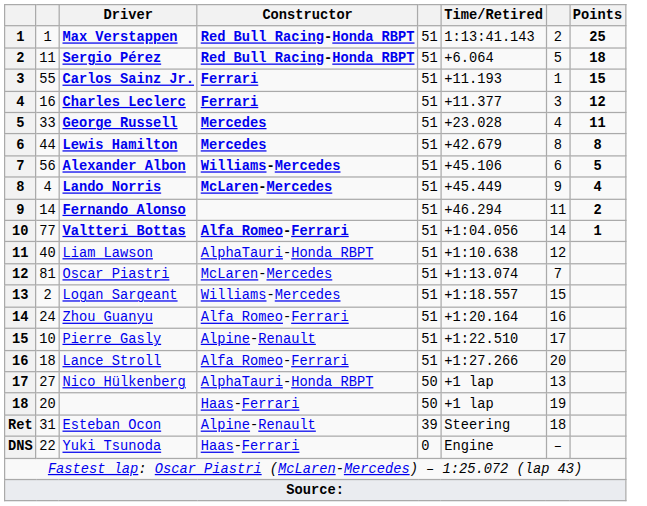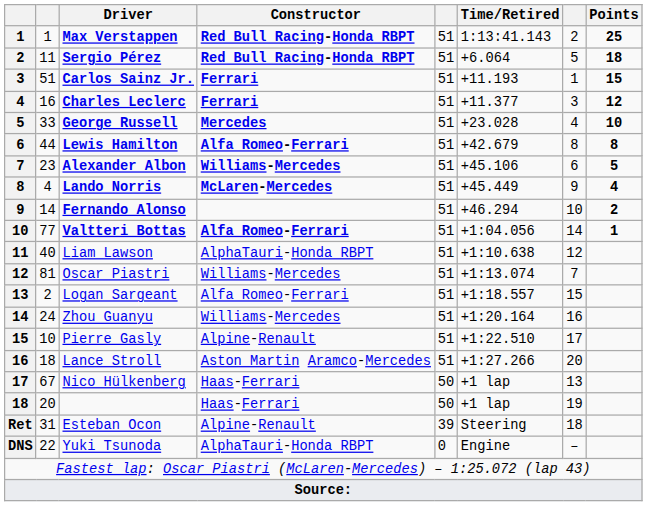(48, 80) 55 -> (48, 80) 51
(598, 123) 11 -> (614, 123) 10
(234, 145) Mercedes -> (275, 145) Alfa Romeo-Ferrari
(48, 167) 56 -> (48, 167) 23
(558, 210) 11 -> (574, 210) 10
(267, 274) McLaren-Mercedes -> (271, 274) Williams-Mercedes
(271, 296) Williams-Mercedes -> (275, 296) Alfa Romeo-Ferrari
(275, 318) Alfa Romeo-Ferrari -> (271, 318) Williams-Mercedes
(275, 361) Alfa Romeo-Ferrari -> (316, 361) Aston Martin Aramco-Mercedes
(48, 382) 27 -> (48, 382) 67
(287, 382) AlphaTauri-Honda RBPT -> (250, 382) Haas-Ferrari
(250, 447) Haas-Ferrari -> (287, 447) AlphaTauri-Honda RBPT
